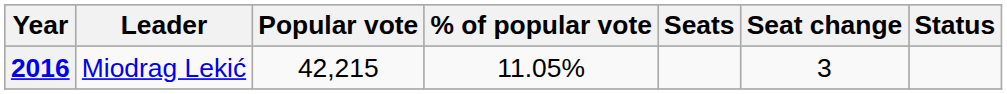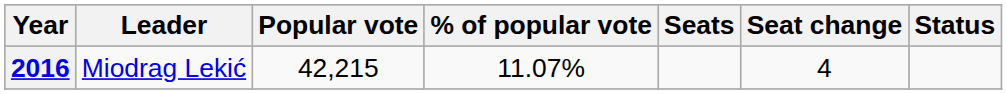(541, 67) 11.05% -> (541, 67) 11.07%
(824, 67) 3 -> (824, 67) 4
